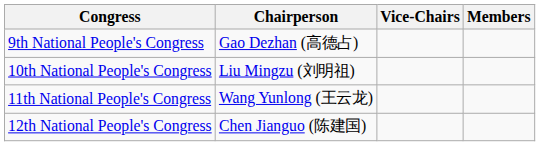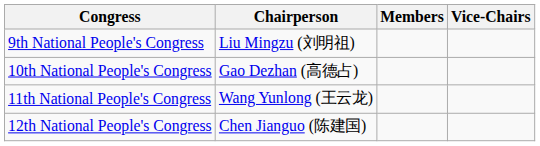columns swapped: (420, 16) <-> (499, 16)
(289, 42) Gao Dezhan (高德占) -> (287, 42) Liu Mingzu (刘明祖)
(287, 70) Liu Mingzu (刘明祖) -> (289, 70) Gao Dezhan (高德占)
